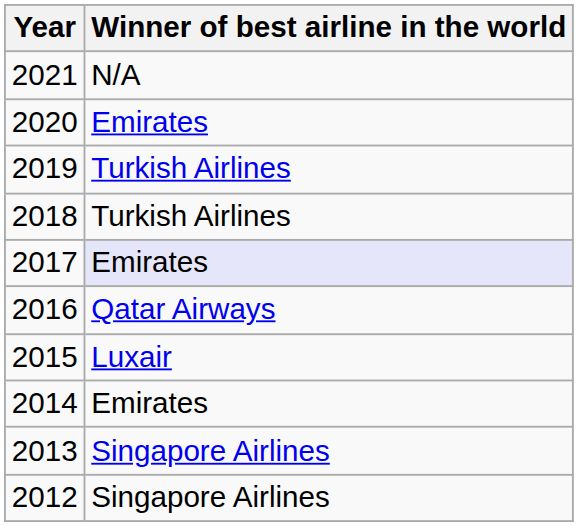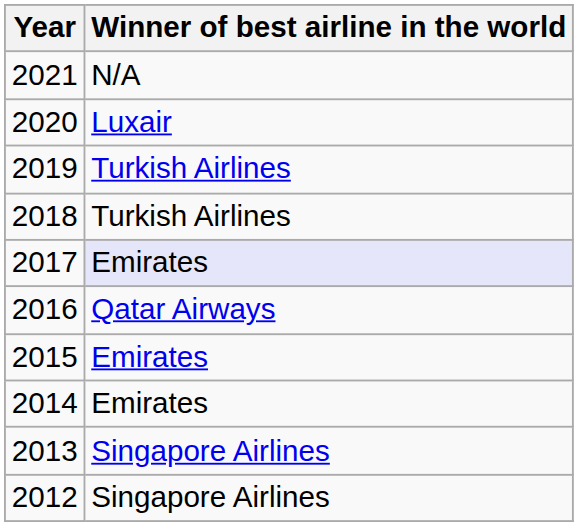(150, 121) Emirates -> (132, 121) Luxair
(132, 356) Luxair -> (150, 356) Emirates
